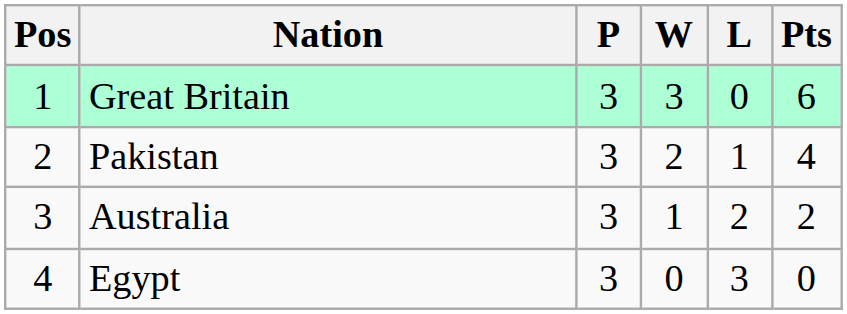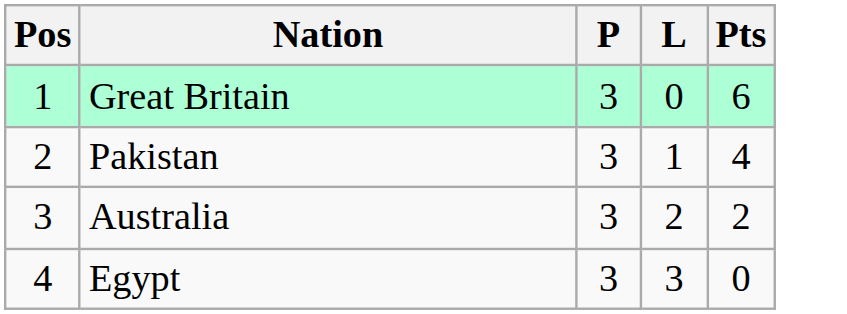- column: (674, 34)
